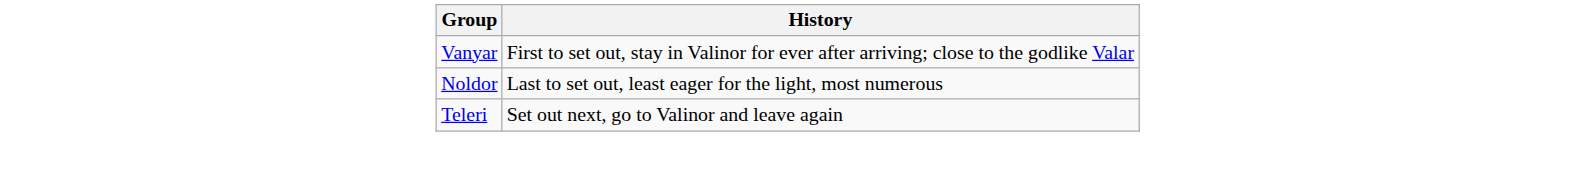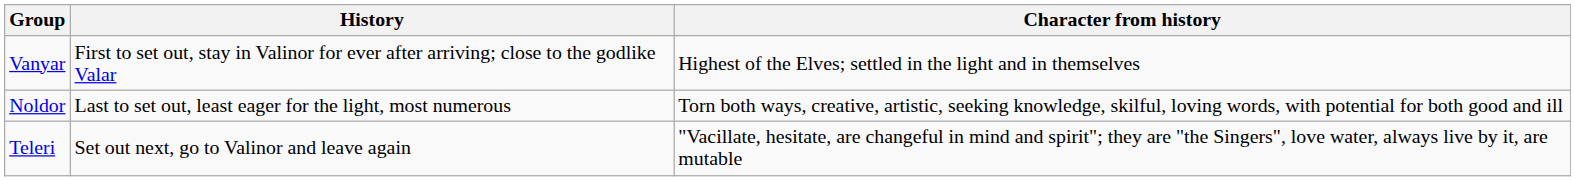+ column: (1122, 20)
